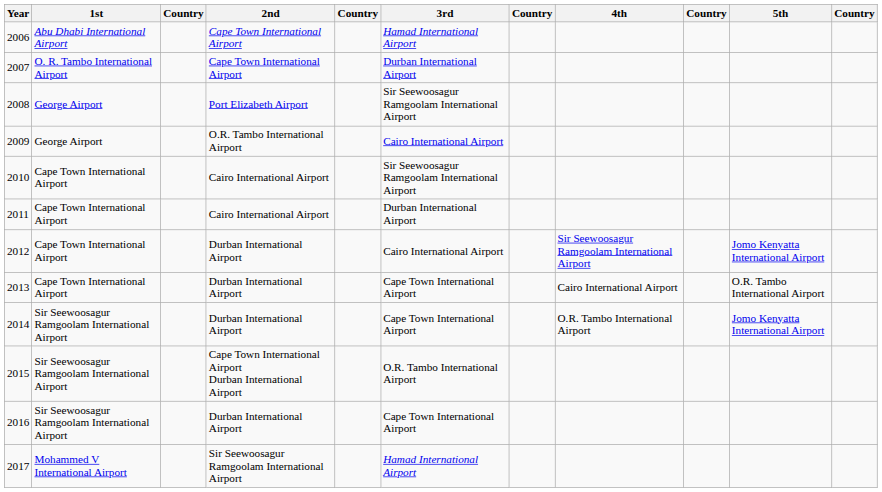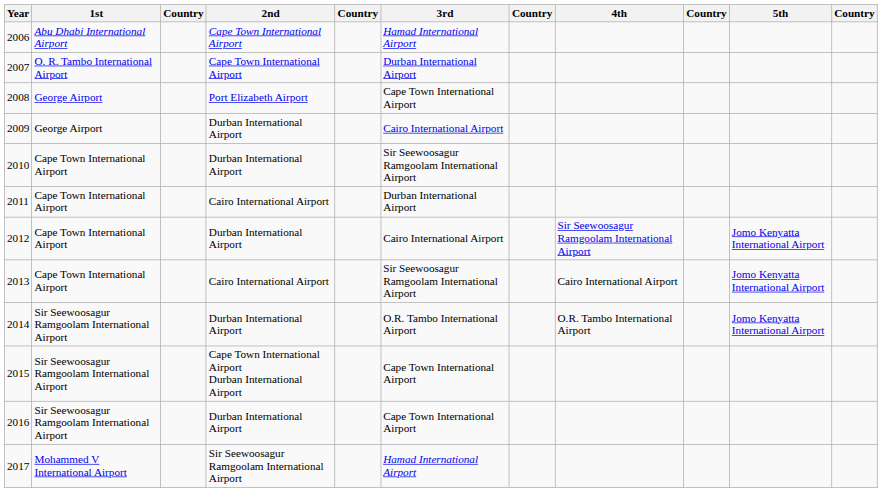(441, 104) Sir Seewoosagur Ramgoolam International Airport -> (439, 98) Cape Town International Airport
(266, 141) O.R. Tambo International Airport -> (256, 128) Durban International Airport
(269, 177) Cairo International Airport -> (256, 165) Durban International Airport
(256, 287) Durban International Airport -> (269, 281) Cairo International Airport
(439, 287) Cape Town International Airport -> (441, 281) Sir Seewoosagur Ramgoolam International Airport
(778, 287) O.R. Tambo International Airport -> (778, 281) Jomo Kenyatta International Airport
(439, 324) Cape Town International Airport -> (441, 324) O.R. Tambo International Airport
(441, 373) O.R. Tambo International Airport -> (439, 373) Cape Town International Airport
